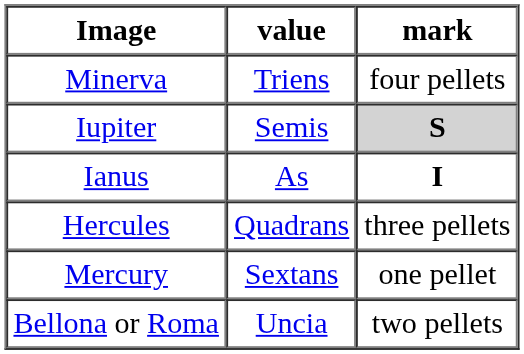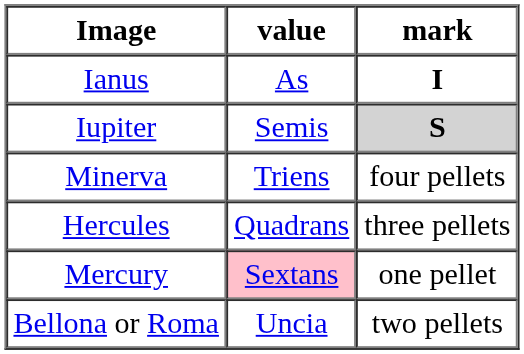rows swapped: (116, 176) <-> (116, 78)
(292, 274) no background -> (292, 274) pink background
